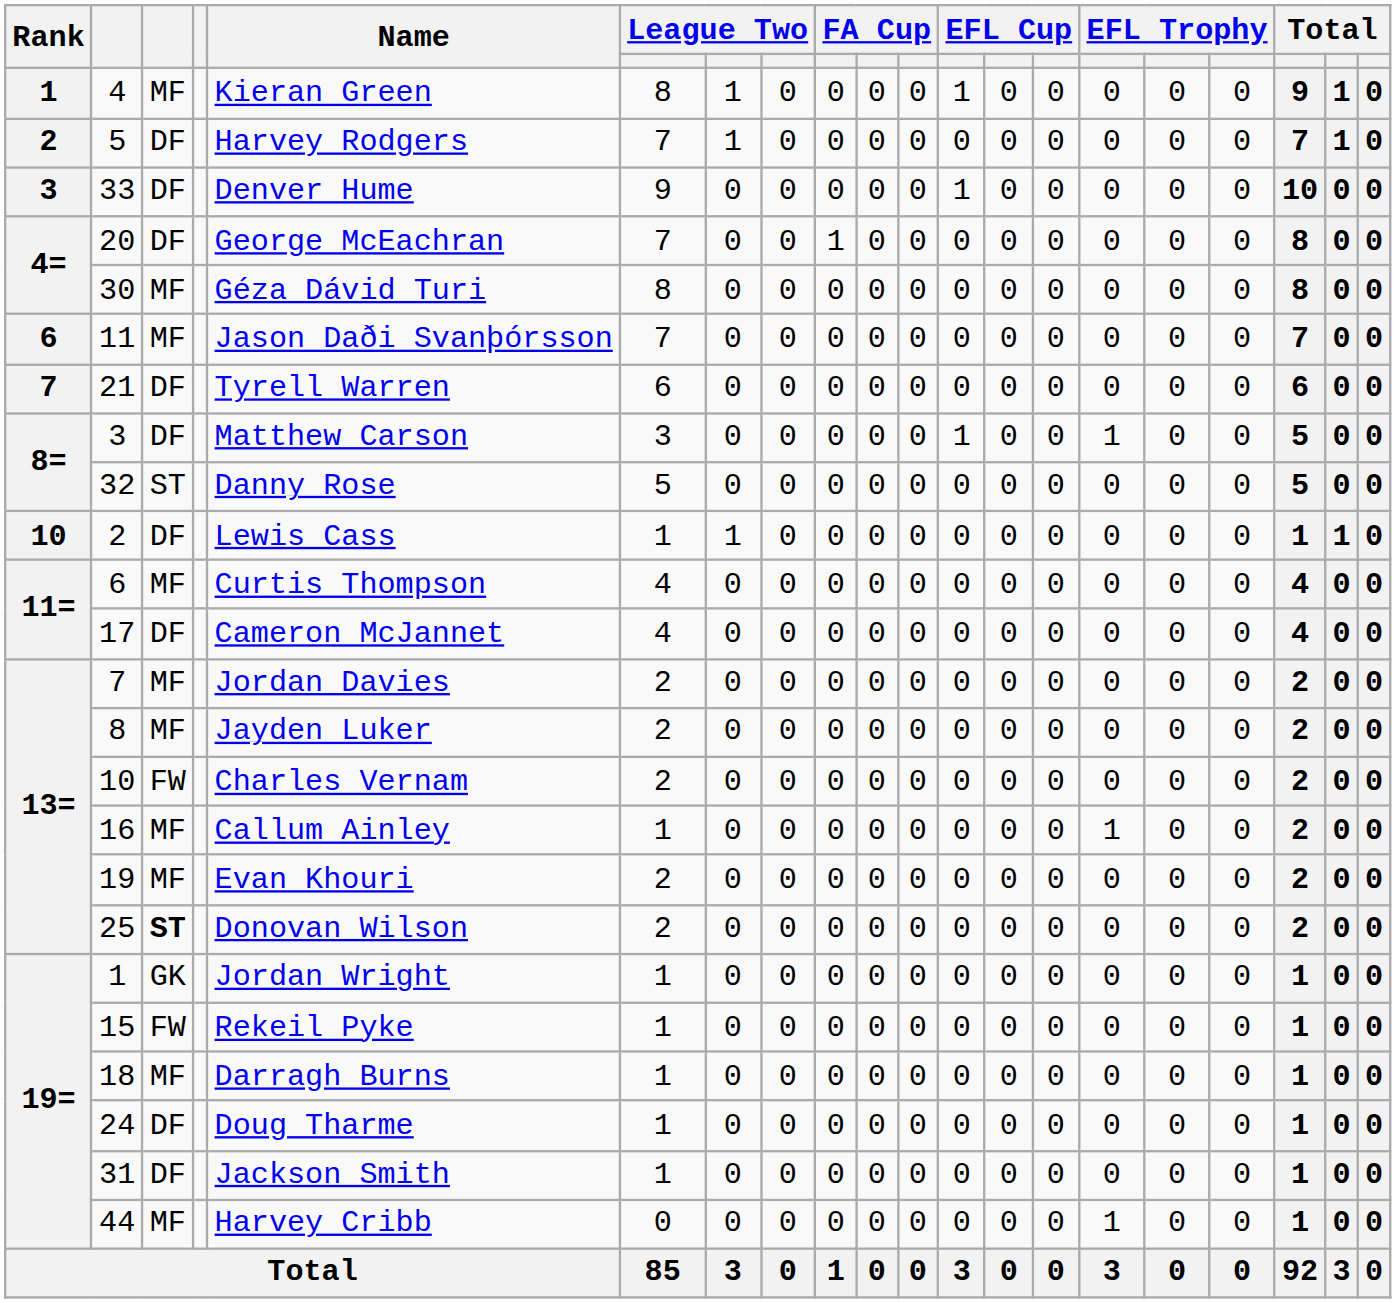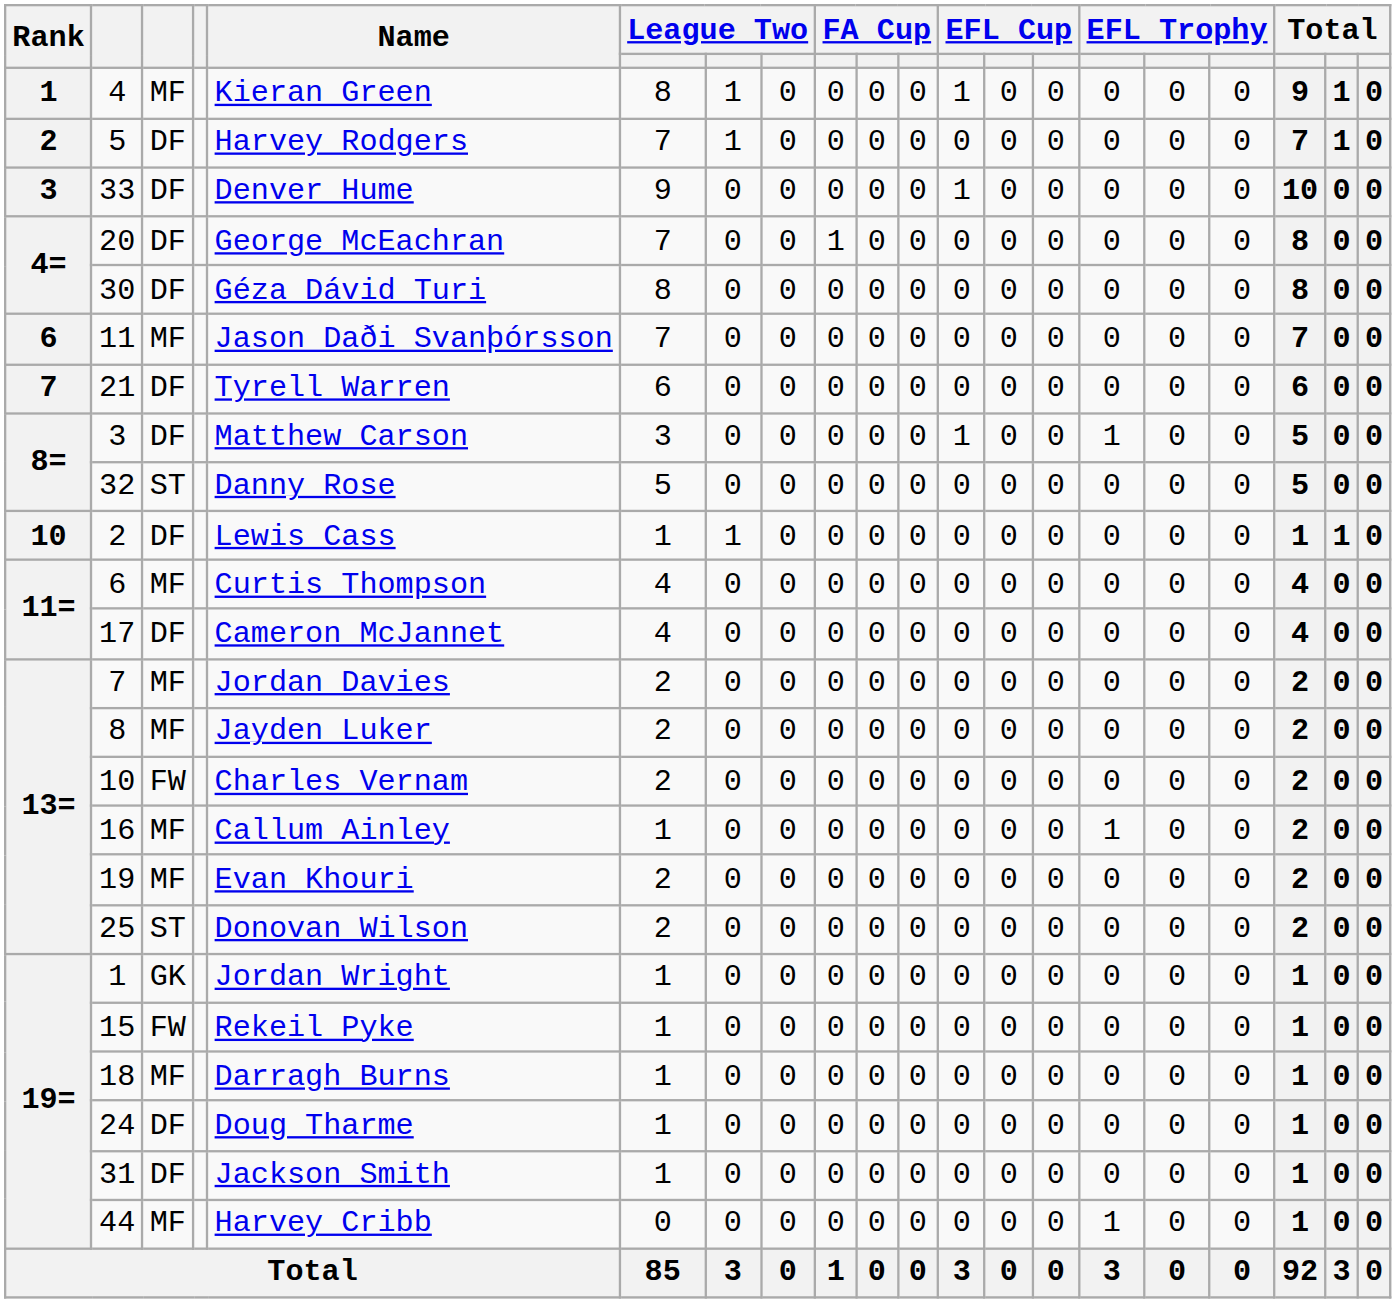(168, 290) MF -> (168, 290) DF
(168, 929) bold -> (168, 929) normal
